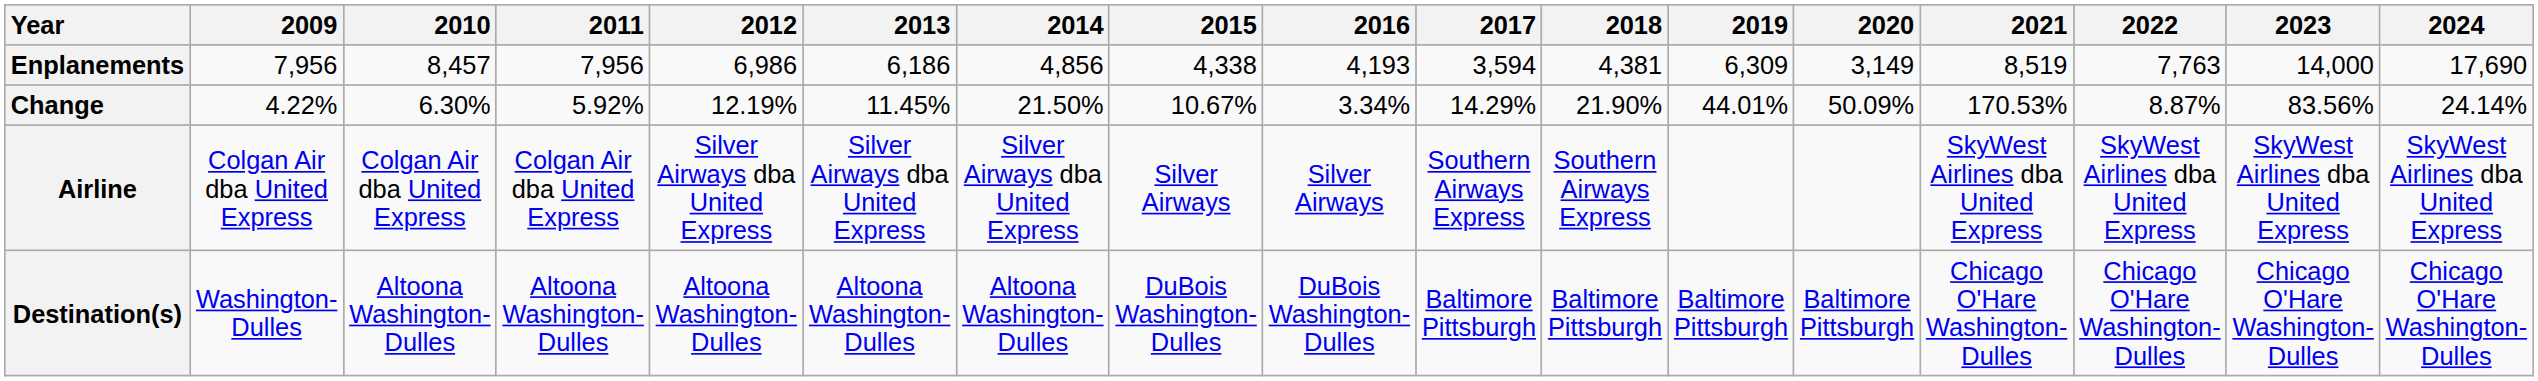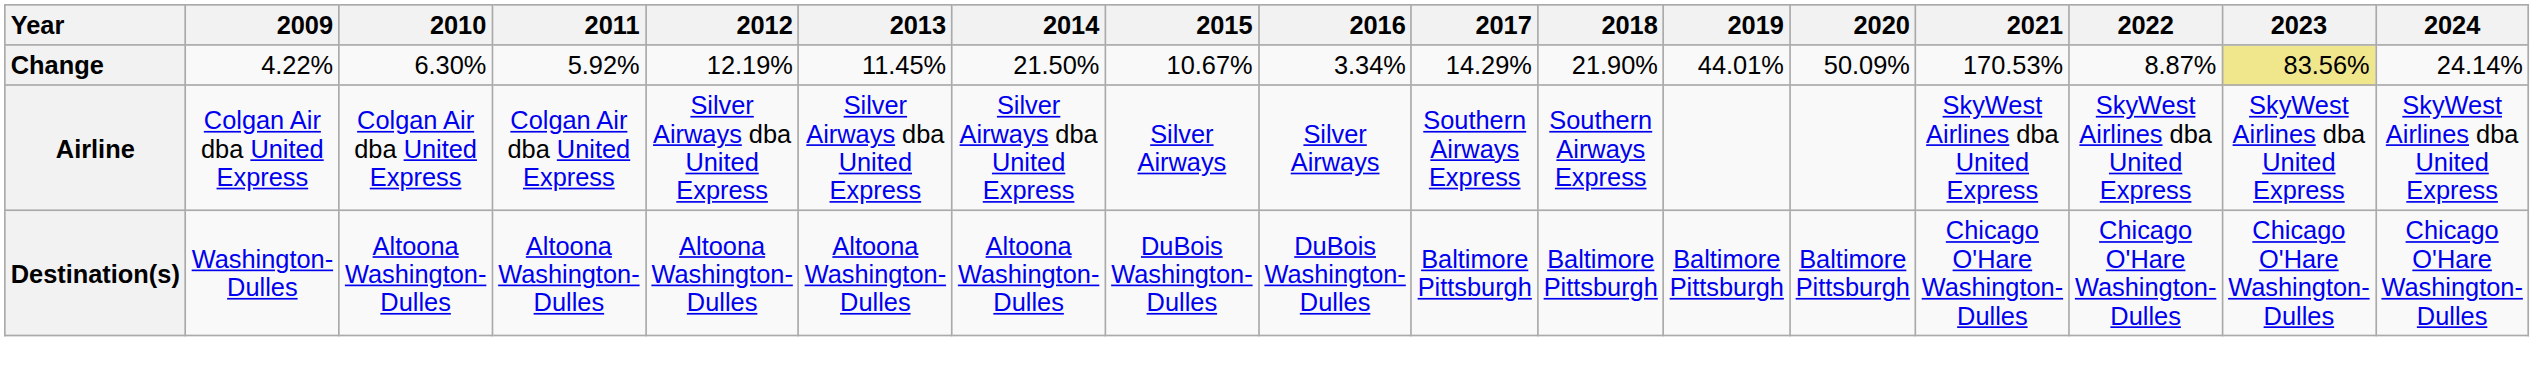- row: (97, 65)
(2331, 105) no background -> (2327, 65) khaki background
